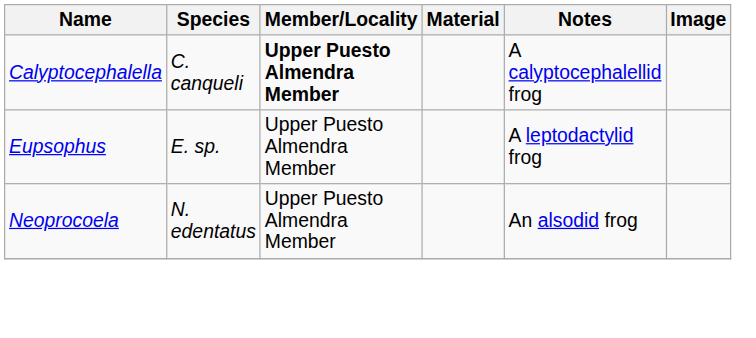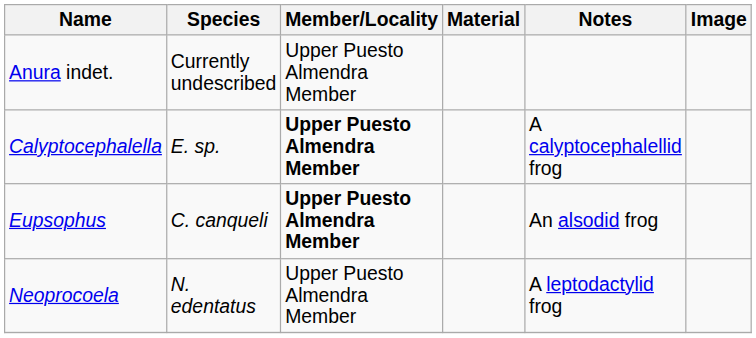+ row: (61, 72)
(207, 72) C. canqueli -> (196, 146) E. sp.
(196, 146) E. sp. -> (219, 220) C. canqueli
(324, 146) normal -> (348, 220) bold
(571, 146) A leptodactylid frog -> (594, 220) An alsodid frog
(573, 220) An alsodid frog -> (591, 295) A leptodactylid frog
